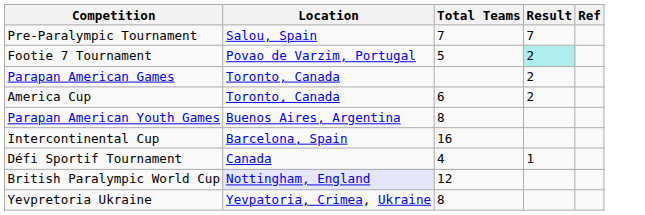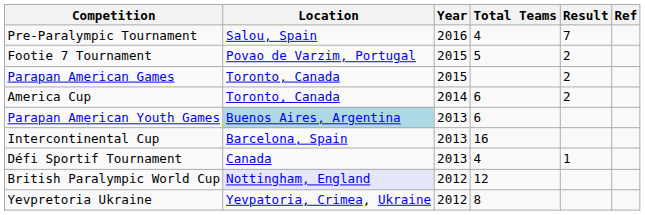+ column: (452, 15)
(441, 35) 7 -> (477, 35) 4
(530, 56) paleturquoise background -> (567, 56) no background
(313, 118) no background -> (313, 118) lightblue background
(441, 118) 8 -> (477, 118) 6
